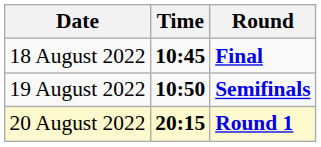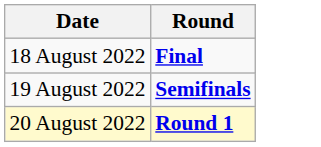- column: (180, 21)
